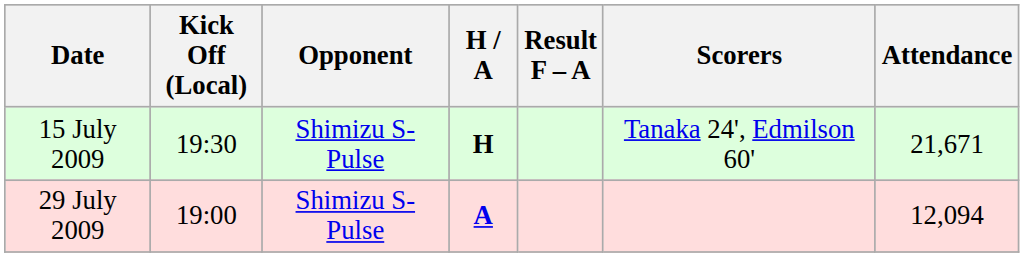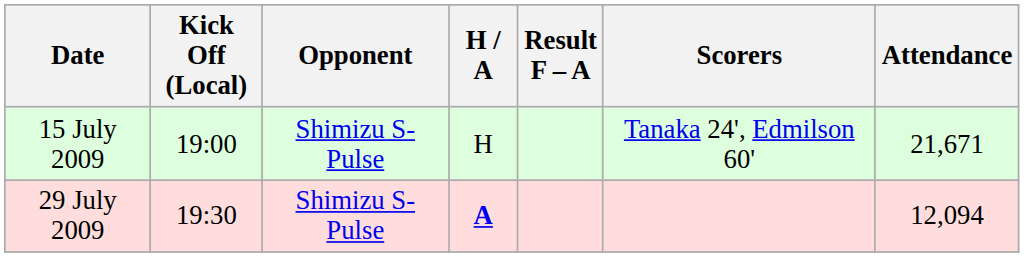(206, 143) 19:30 -> (206, 143) 19:00
(483, 143) bold -> (483, 143) normal
(206, 215) 19:00 -> (206, 215) 19:30
